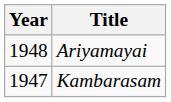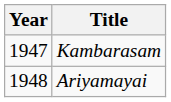rows swapped: (109, 81) <-> (102, 50)
